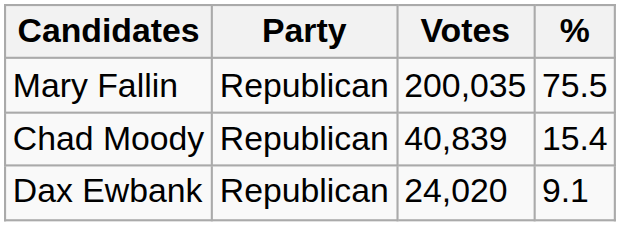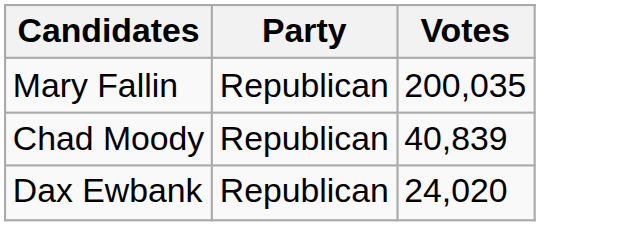- column: (575, 31)
